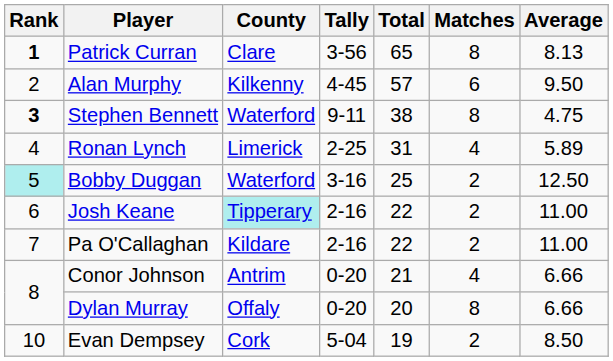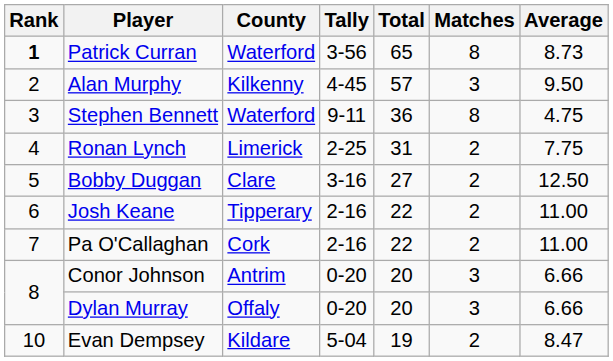(251, 52) Clare -> (271, 52) Waterford
(564, 52) 8.13 -> (564, 52) 8.73
(474, 84) 6 -> (474, 84) 3
(34, 116) bold -> (34, 116) normal
(402, 116) 38 -> (402, 116) 36
(474, 148) 4 -> (474, 148) 2
(564, 148) 5.89 -> (564, 148) 7.75
(34, 180) paleturquoise background -> (34, 180) no background
(271, 180) Waterford -> (251, 180) Clare
(402, 180) 25 -> (402, 180) 27
(270, 212) paleturquoise background -> (270, 212) no background
(259, 244) Kildare -> (249, 244) Cork
(402, 276) 21 -> (402, 276) 20
(474, 276) 4 -> (474, 276) 3
(474, 308) 8 -> (474, 308) 3
(249, 340) Cork -> (259, 340) Kildare
(564, 340) 8.50 -> (564, 340) 8.47
